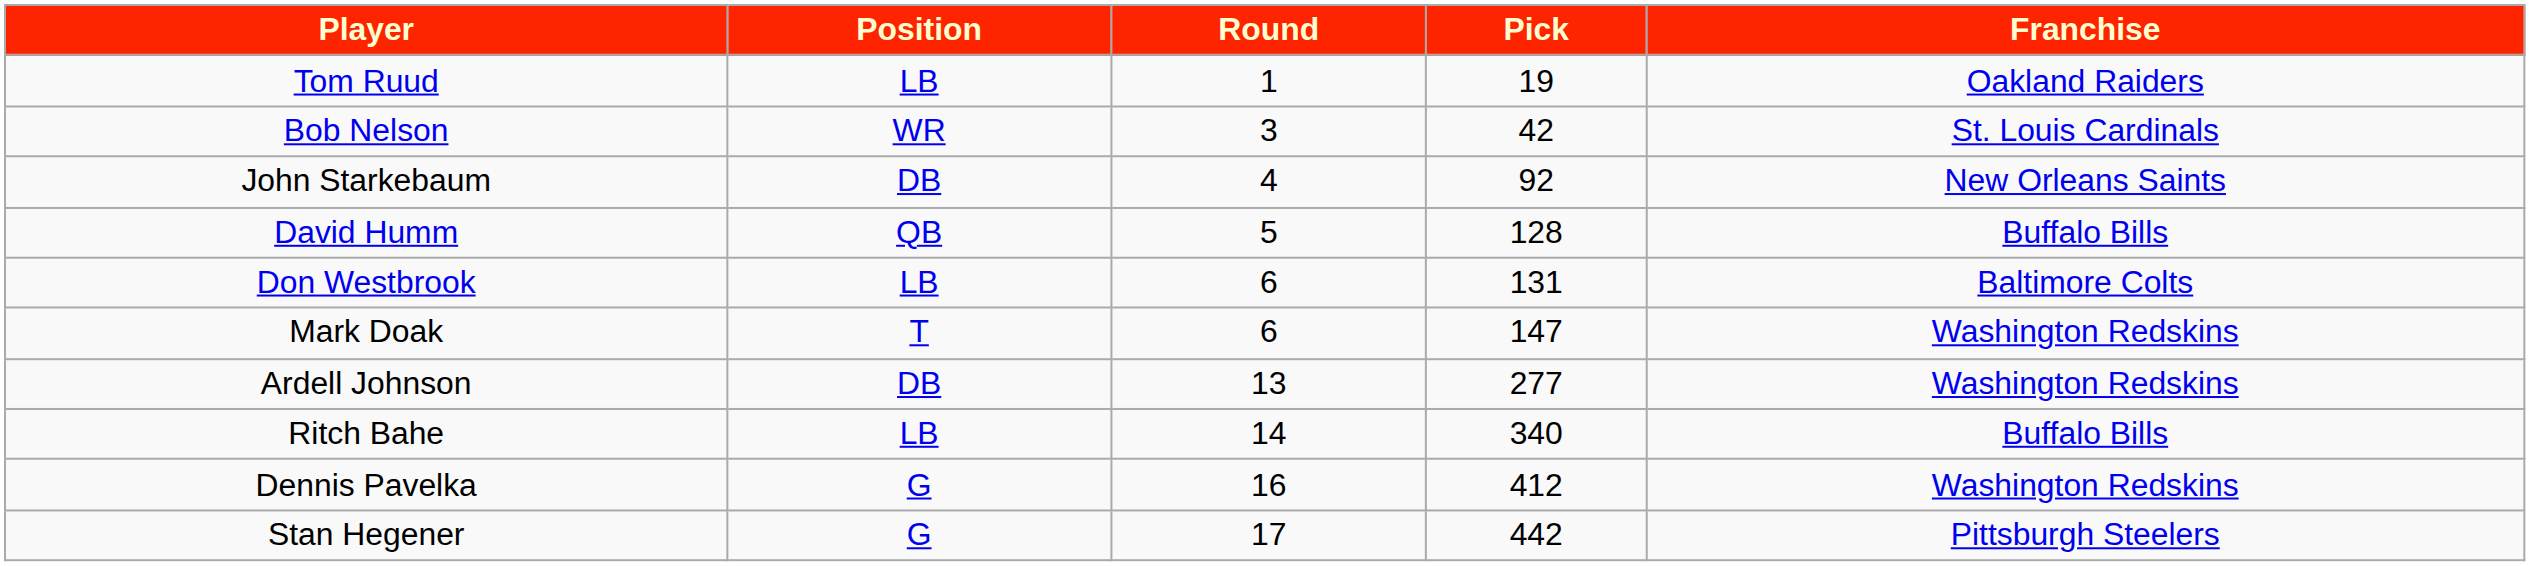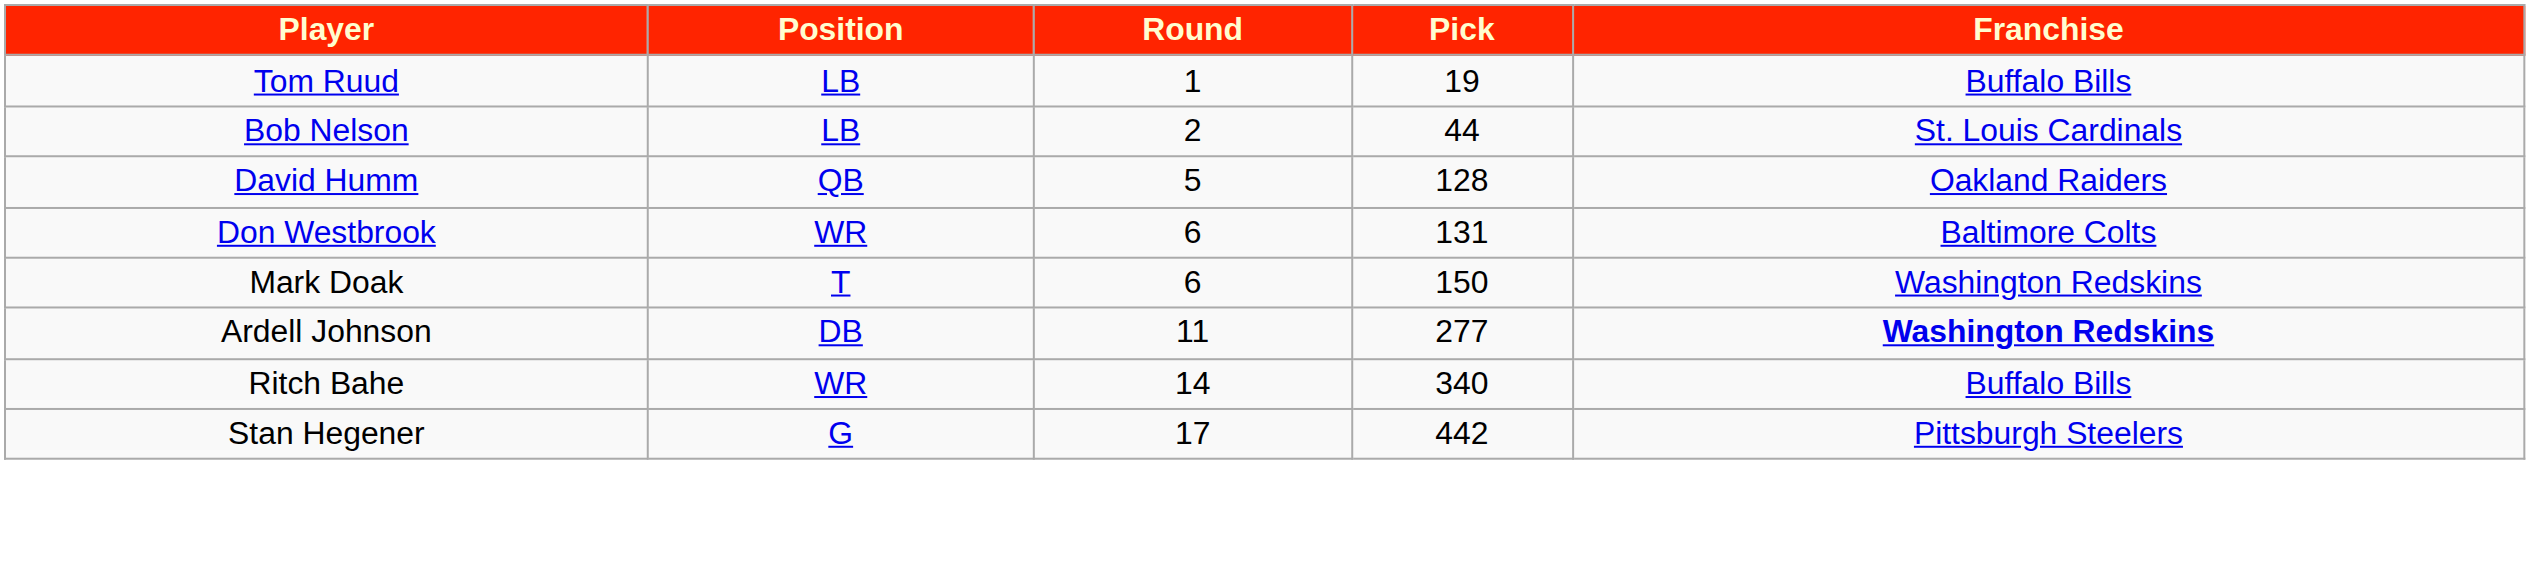(2085, 80) Oakland Raiders -> (2048, 80) Buffalo Bills
(919, 130) WR -> (841, 130) LB
(1269, 130) 3 -> (1193, 130) 2
(1536, 130) 42 -> (1462, 130) 44
- row: (366, 181)
(2085, 231) Buffalo Bills -> (2048, 181) Oakland Raiders
(919, 282) LB -> (841, 231) WR
(1536, 332) 147 -> (1462, 282) 150
(1269, 383) 13 -> (1193, 332) 11
(2085, 383) normal -> (2048, 332) bold
(919, 433) LB -> (841, 383) WR
- row: (366, 484)
